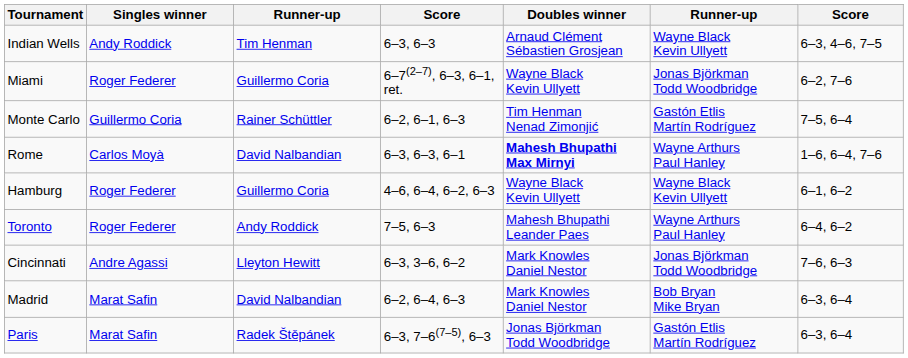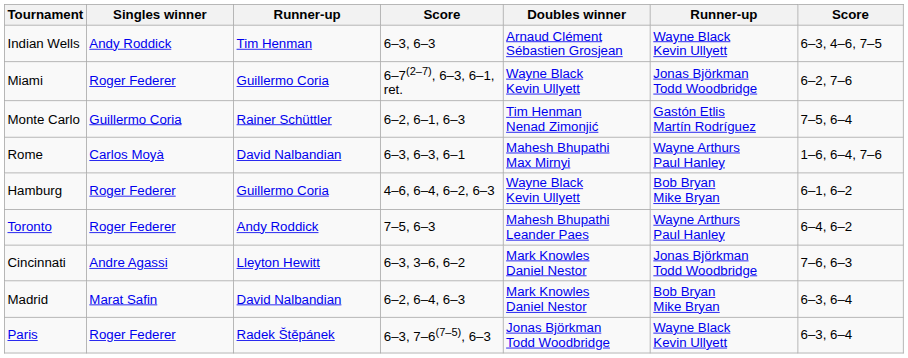(561, 155) bold -> (558, 155) normal
(692, 191) Wayne Black Kevin Ullyett -> (687, 191) Bob Bryan Mike Bryan
(123, 335) Marat Safin -> (133, 335) Roger Federer
(705, 335) Gastón Etlis Martín Rodríguez -> (692, 335) Wayne Black Kevin Ullyett
